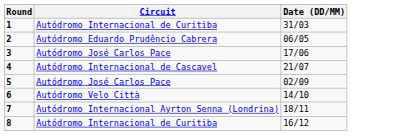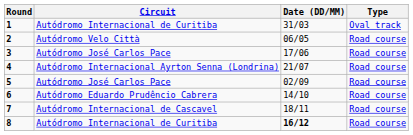+ column: (378, 11)
(127, 39) Autódromo Eduardo Prudêncio Cabrera -> (88, 39) Autódromo Velo Città
(127, 67) Autódromo Internacional de Cascavel -> (158, 67) Autódromo Internacional Ayrton Senna (Londrina)
(88, 95) Autódromo Velo Città -> (127, 95) Autódromo Eduardo Prudêncio Cabrera
(158, 109) Autódromo Internacional Ayrton Senna (Londrina) -> (127, 109) Autódromo Internacional de Cascavel
(296, 123) normal -> (296, 123) bold
